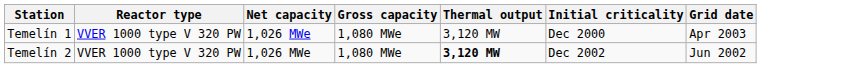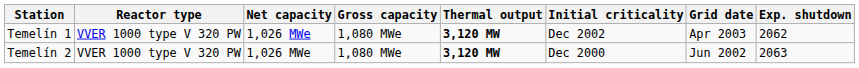+ column: (805, 14)
(471, 33) normal -> (471, 33) bold
(577, 33) Dec 2000 -> (577, 33) Dec 2002
(577, 53) Dec 2002 -> (577, 53) Dec 2000
